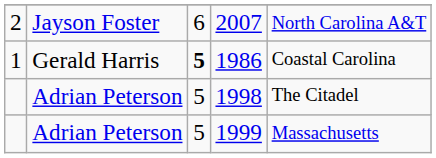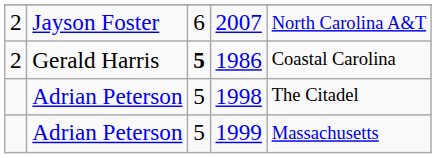(16, 59) 1 -> (16, 59) 2
